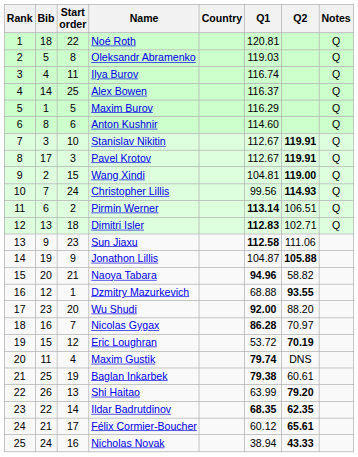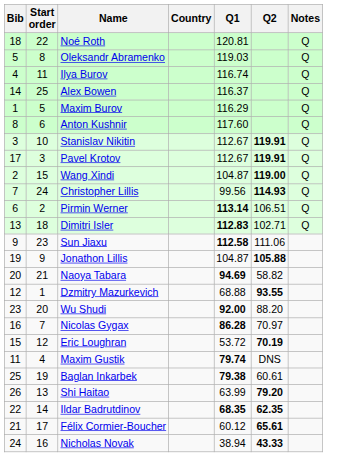- column: (20, 18)
(263, 125) 114.60 -> (233, 125) 117.60
(263, 175) 104.81 -> (233, 175) 104.87
(263, 275) 94.96 -> (232, 275) 94.69
